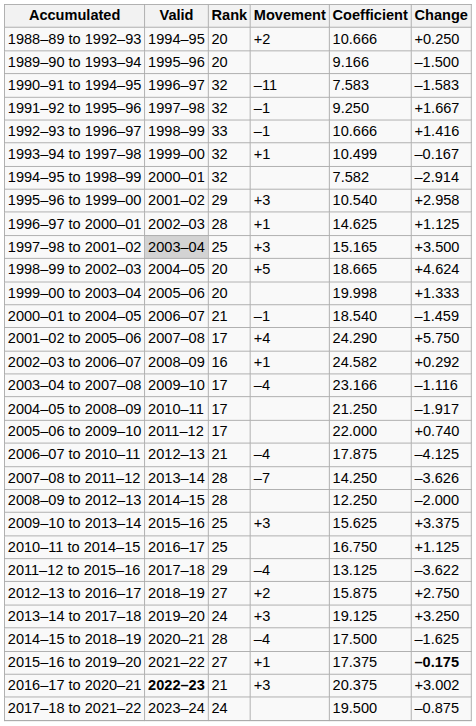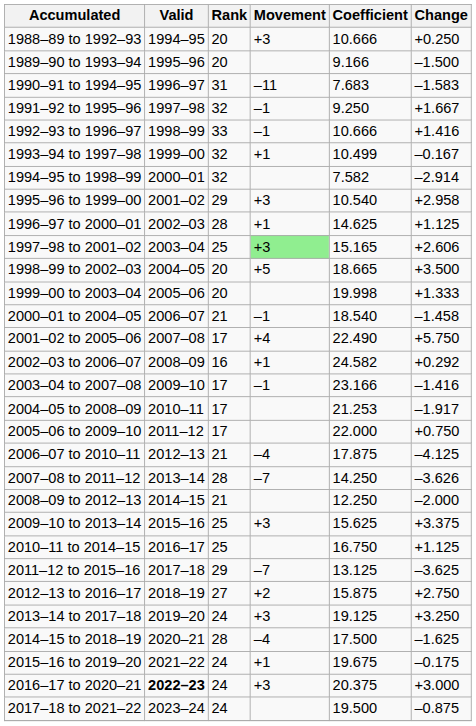(262, 39) +2 -> (262, 39) +3
(220, 85) 32 -> (220, 85) 31
(351, 85) 7.583 -> (351, 85) 7.683
(176, 246) lightgrey background -> (176, 246) no background
(262, 246) no background -> (262, 246) lightgreen background
(437, 246) +3.500 -> (437, 246) +2.606
(437, 270) +4.624 -> (437, 270) +3.500
(437, 316) –1.459 -> (437, 316) –1.458
(355, 339) 24.290 -> (355, 339) 22.490
(262, 385) –4 -> (262, 385) –1
(436, 385) –1.116 -> (437, 385) –1.416
(355, 408) 21.250 -> (355, 408) 21.253
(437, 431) +0.740 -> (437, 431) +0.750
(220, 500) 28 -> (220, 500) 21
(262, 570) –4 -> (262, 570) –7
(437, 570) –3.622 -> (437, 570) –3.625
(220, 662) 27 -> (220, 662) 24
(355, 662) 17.375 -> (355, 662) 19.675
(437, 662) bold -> (437, 662) normal
(220, 685) 21 -> (220, 685) 24
(437, 685) +3.002 -> (437, 685) +3.000
